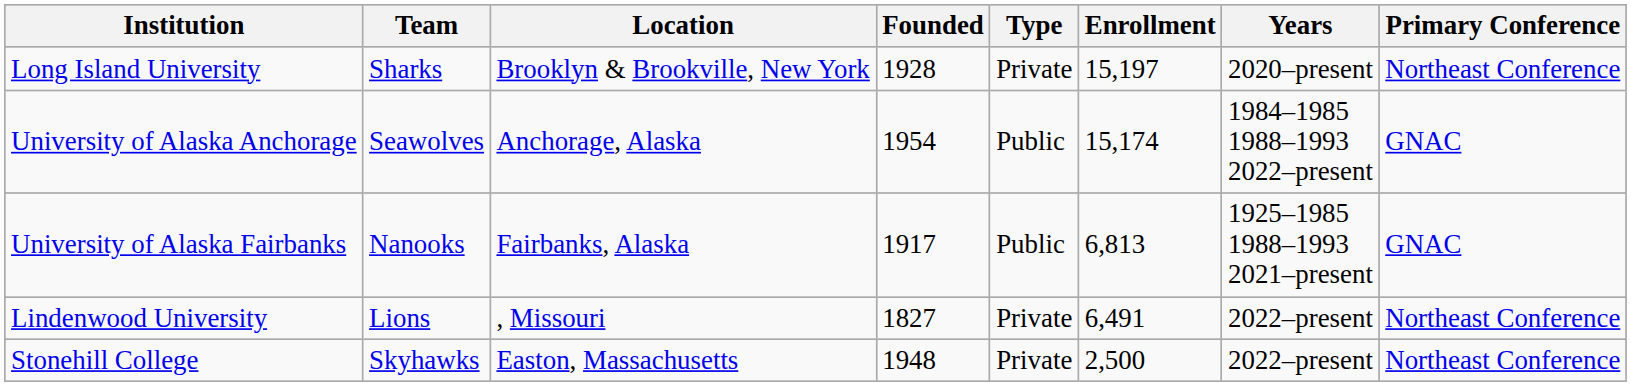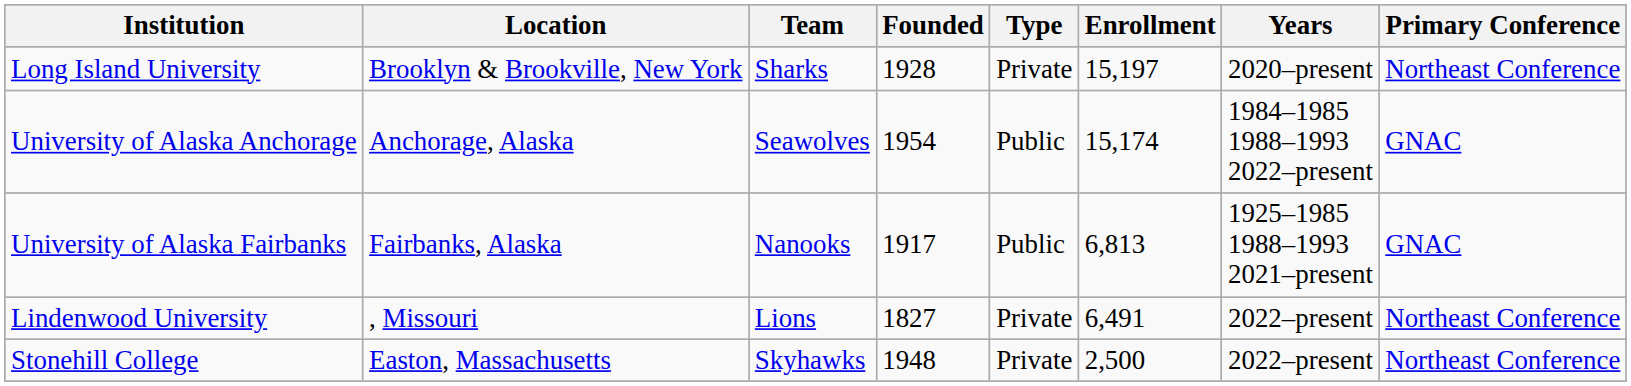columns swapped: (427, 25) <-> (683, 25)
